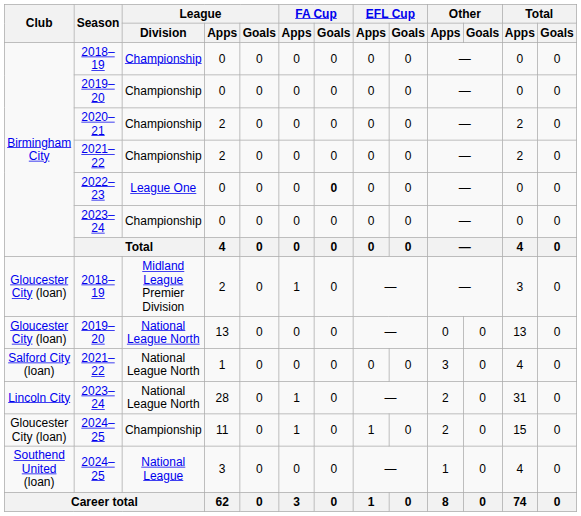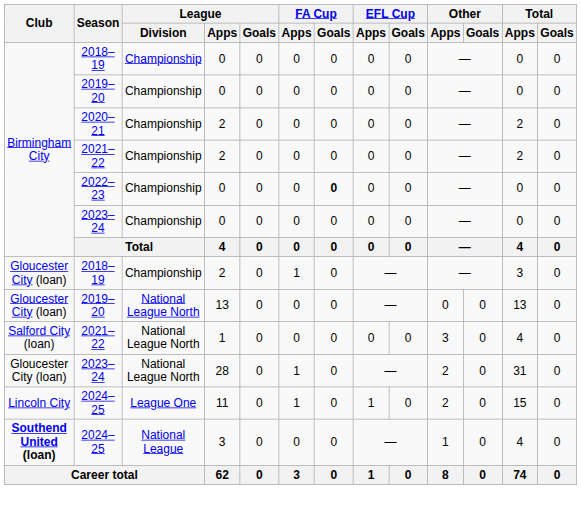(163, 188) League One -> (163, 188) Championship
(163, 286) Midland League Premier Division -> (163, 273) Championship
(39, 397) Lincoln City -> (39, 370) Gloucester City (loan)
(39, 430) Gloucester City (loan) -> (39, 403) Lincoln City
(163, 430) Championship -> (163, 403) League One
(39, 469) normal -> (39, 442) bold
